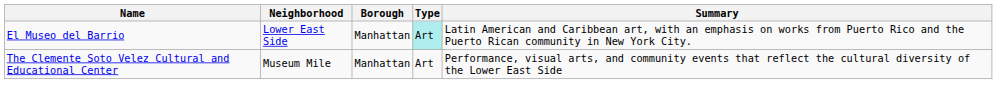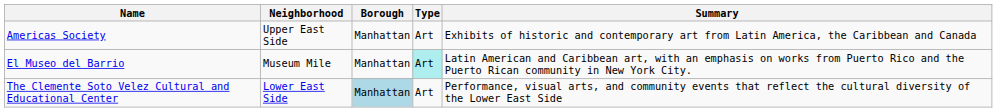+ row: (56, 35)
(294, 35) Lower East Side -> (297, 64) Museum Mile
(297, 64) Museum Mile -> (294, 93) Lower East Side
(382, 64) no background -> (382, 93) lightblue background
